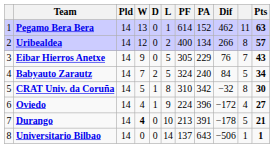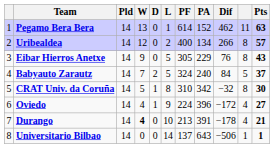(245, 58) 7 -> (245, 58) 8
(261, 74) 34 -> (261, 74) 37
(245, 120) 5 -> (245, 120) 4
